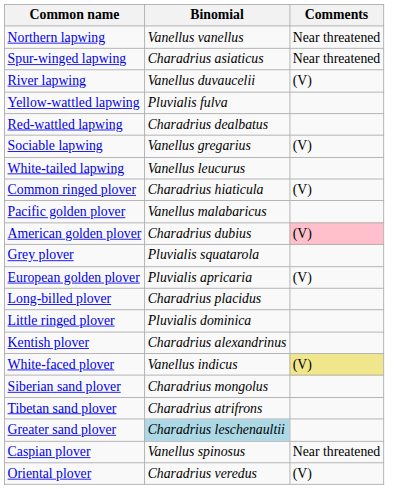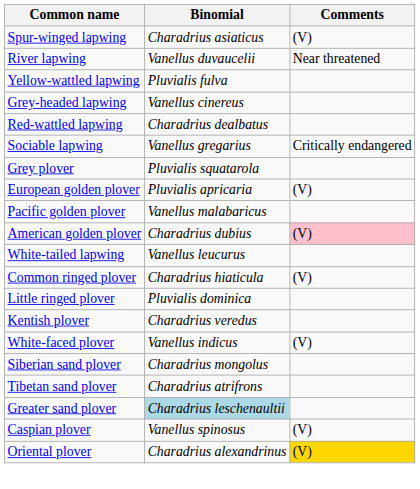- row: (56, 37)
(337, 59) Near threatened -> (302, 37) (V)
(302, 80) (V) -> (337, 59) Near threatened
+ row: (67, 102)
(302, 146) (V) -> (352, 146) Critically endangered
rows swapped: (66, 168) <-> (41, 255)
rows swapped: (74, 277) <-> (72, 189)
- row: (59, 299)
(217, 342) Charadrius alexandrinus -> (202, 320) Charadrius veredus
(302, 364) khaki background -> (302, 342) no background
(337, 451) Near threatened -> (302, 430) (V)
(202, 473) Charadrius veredus -> (217, 451) Charadrius alexandrinus
(302, 473) no background -> (302, 451) gold background
